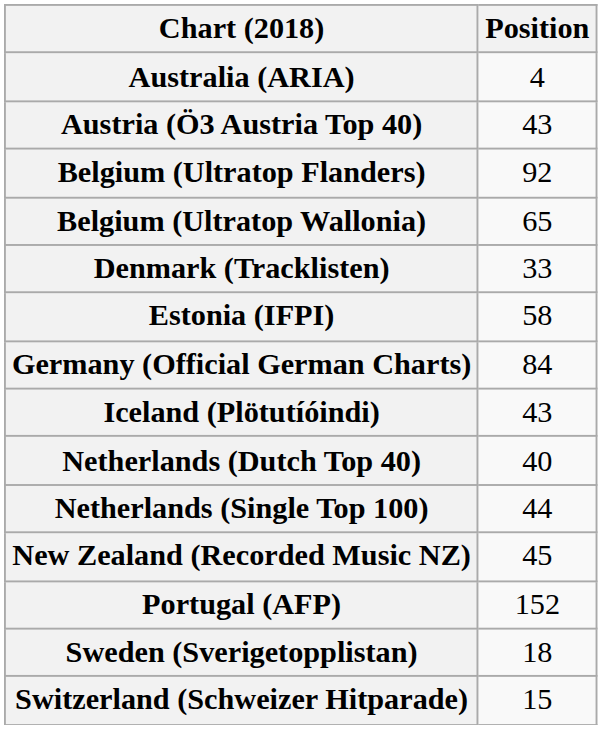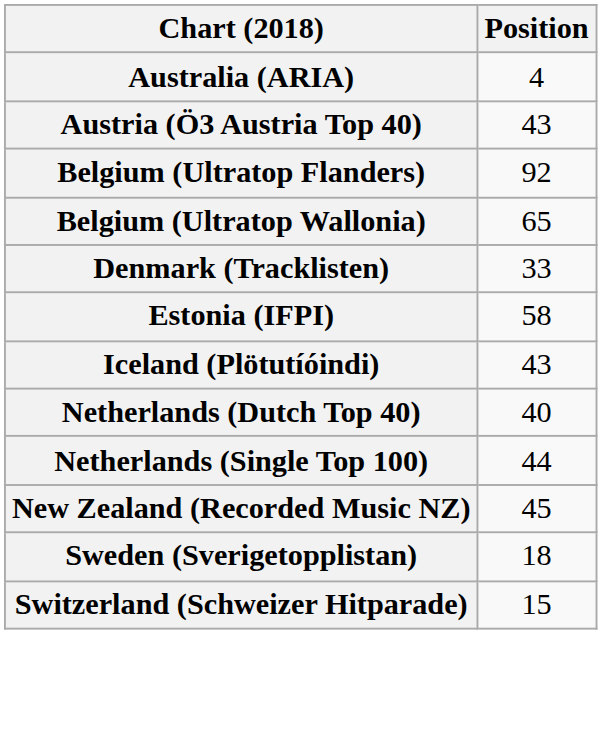- row: (242, 364)
- row: (242, 603)
